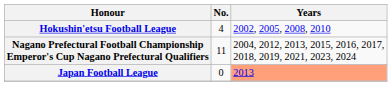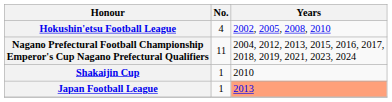+ row: (108, 72)
(221, 72) 0 -> (221, 89) 1
